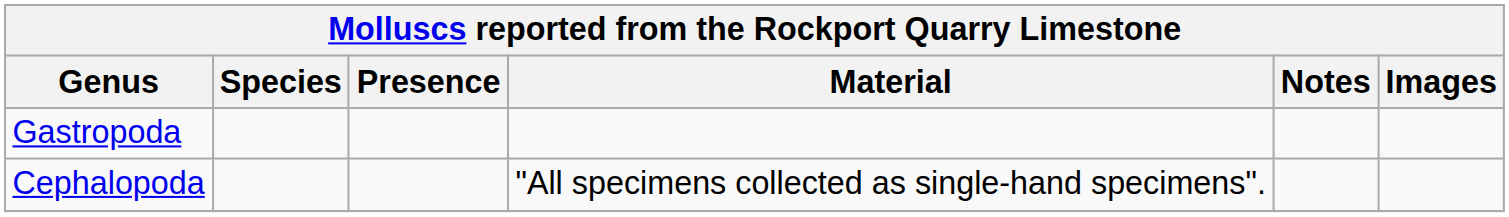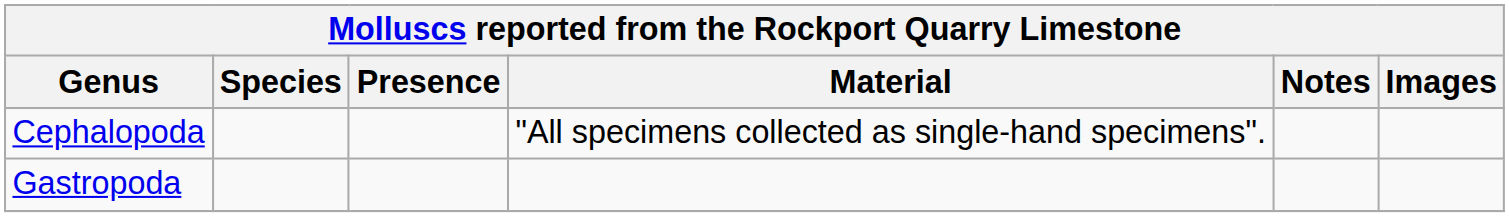rows swapped: (109, 183) <-> (97, 132)
